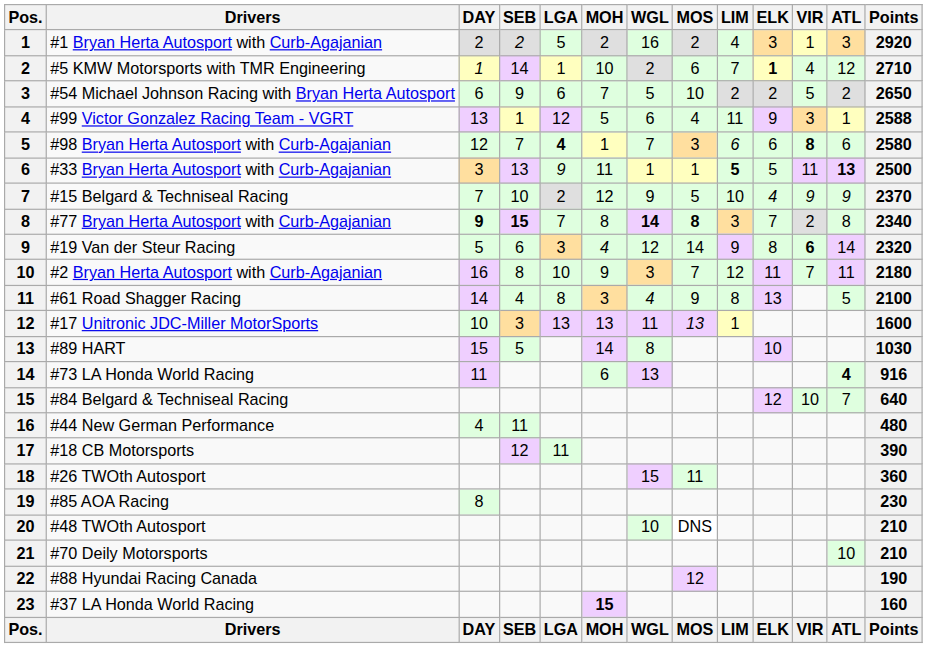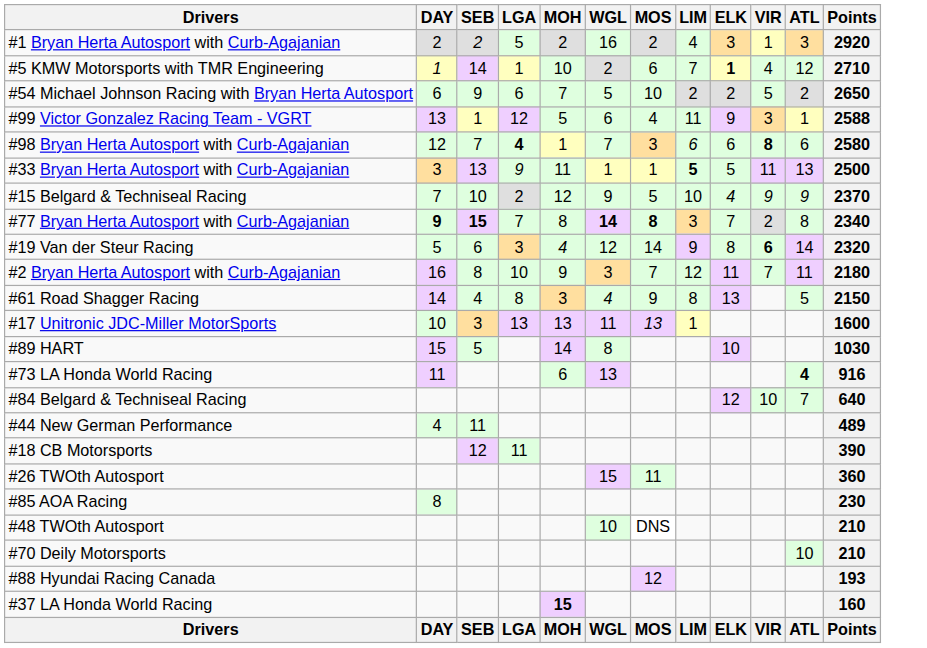- column: (26, 17)
(846, 170) bold -> (804, 170) normal
(894, 298) 2100 -> (852, 298) 2150
(894, 425) 480 -> (852, 425) 489
(894, 578) 190 -> (852, 578) 193
